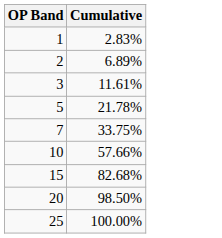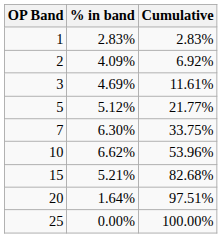+ column: (102, 15)
(123, 61) 6.89% -> (195, 61) 6.92%
(120, 107) 21.78% -> (191, 107) 21.77%
(120, 152) 57.66% -> (191, 152) 53.96%
(120, 198) 98.50% -> (191, 198) 97.51%
